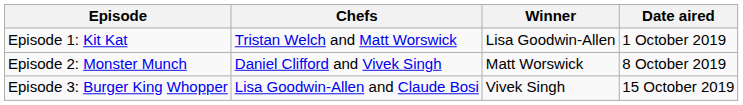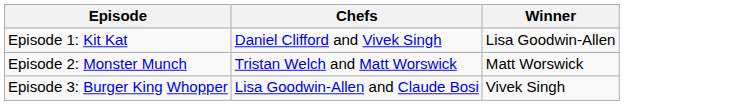- column: (678, 16)
(346, 40) Tristan Welch and Matt Worswick -> (338, 40) Daniel Clifford and Vivek Singh
(338, 64) Daniel Clifford and Vivek Singh -> (346, 64) Tristan Welch and Matt Worswick
